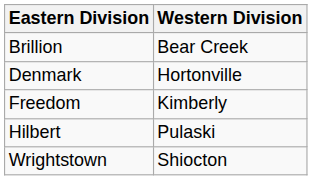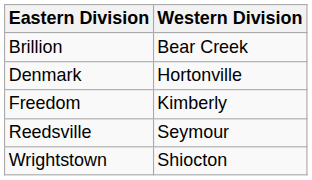- row: (35, 132)
+ row: (50, 132)
